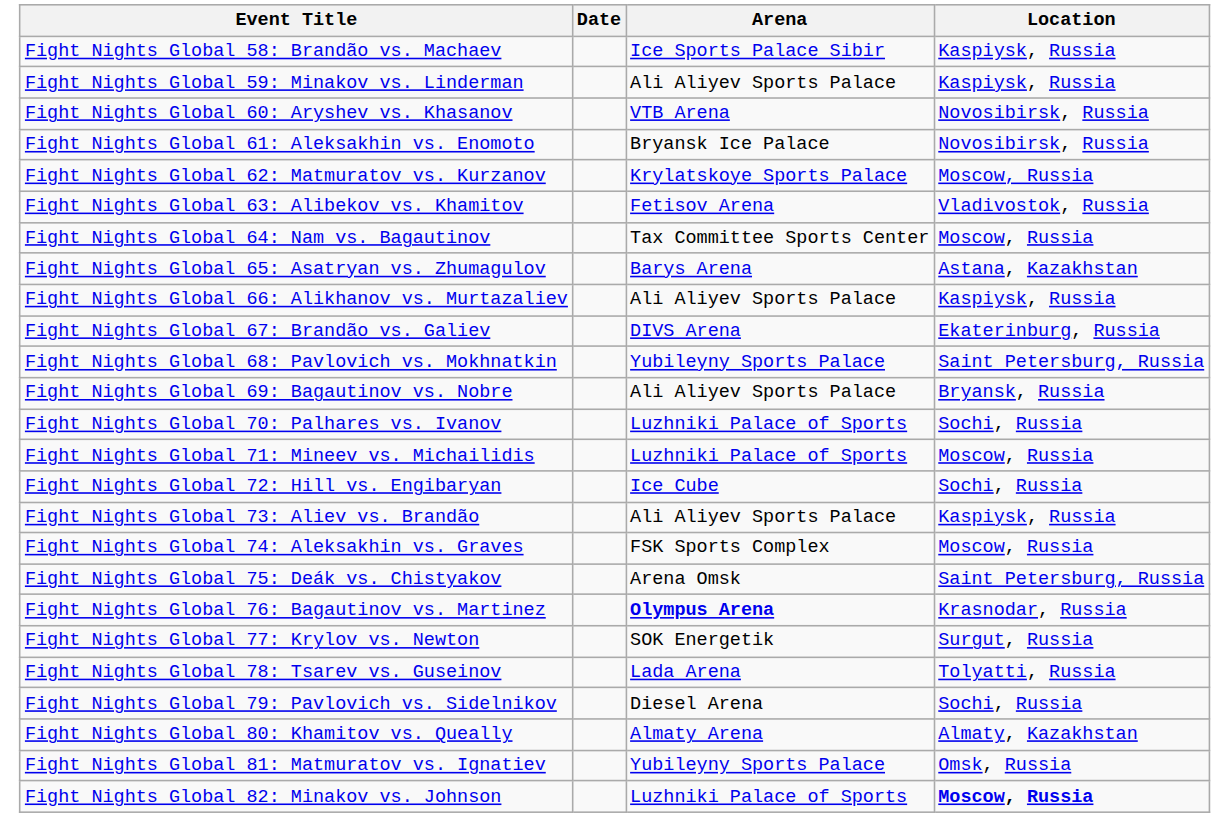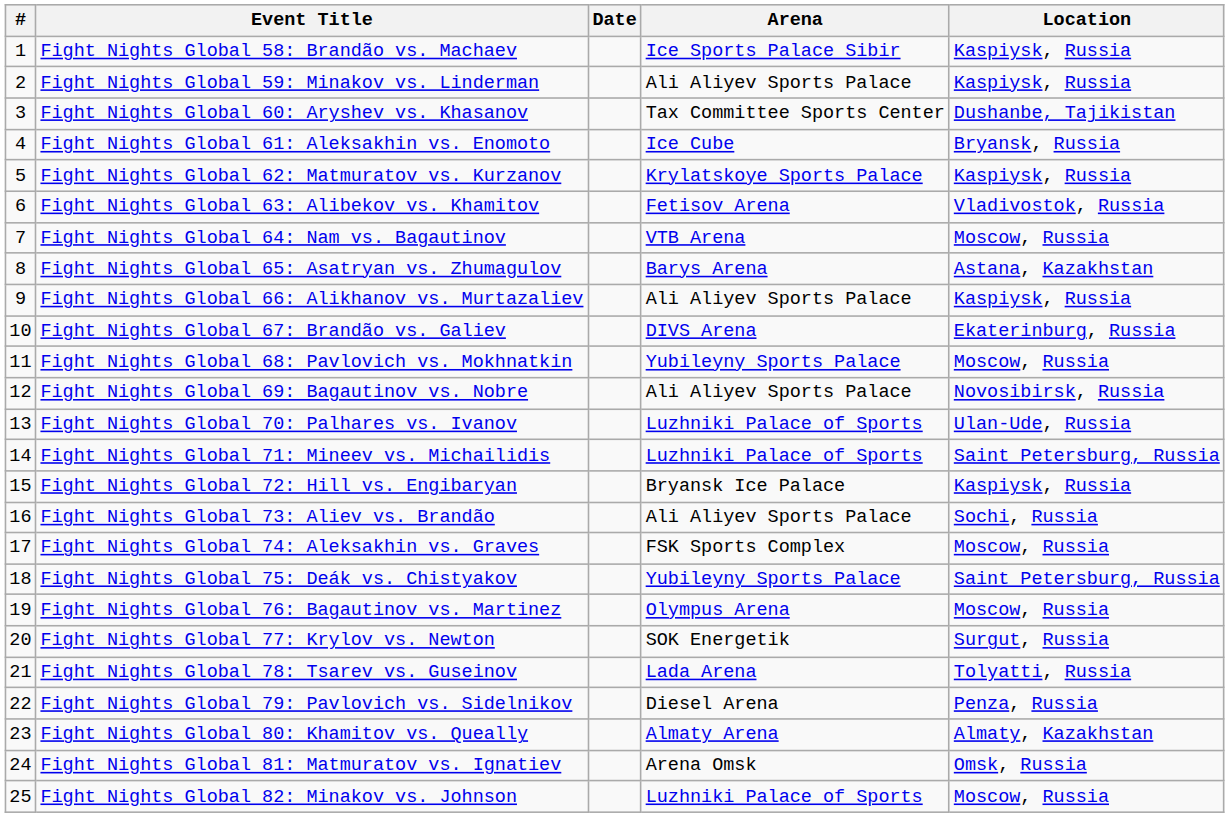+ column: (20, 20)
(680, 113) VTB Arena -> (795, 113) Tax Committee Sports Center
(1044, 113) Novosibirsk, Russia -> (1065, 113) Dushanbe, Tajikistan
(730, 144) Bryansk Ice Palace -> (690, 144) Ice Cube
(1044, 144) Novosibirsk, Russia -> (1037, 144) Bryansk, Russia
(1016, 175) Moscow, Russia -> (1042, 175) Kaspiysk, Russia
(780, 237) Tax Committee Sports Center -> (696, 237) VTB Arena
(1071, 362) Saint Petersburg, Russia -> (1031, 362) Moscow, Russia
(1021, 393) Bryansk, Russia -> (1059, 393) Novosibirsk, Russia
(1010, 424) Sochi, Russia -> (1042, 424) Ulan-Ude, Russia
(1016, 455) Moscow, Russia -> (1087, 455) Saint Petersburg, Russia
(674, 486) Ice Cube -> (745, 486) Bryansk Ice Palace
(1010, 486) Sochi, Russia -> (1042, 486) Kaspiysk, Russia
(1027, 517) Kaspiysk, Russia -> (1026, 517) Sochi, Russia
(686, 579) Arena Omsk -> (773, 579) Yubileyny Sports Palace
(702, 610) bold -> (718, 610) normal
(1032, 610) Krasnodar, Russia -> (1031, 610) Moscow, Russia
(1010, 703) Sochi, Russia -> (1026, 703) Penza, Russia
(758, 765) Yubileyny Sports Palace -> (701, 765) Arena Omsk
(1016, 796) bold -> (1031, 796) normal
